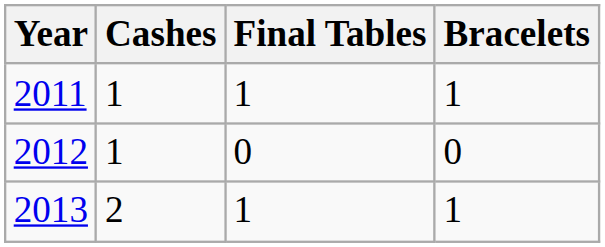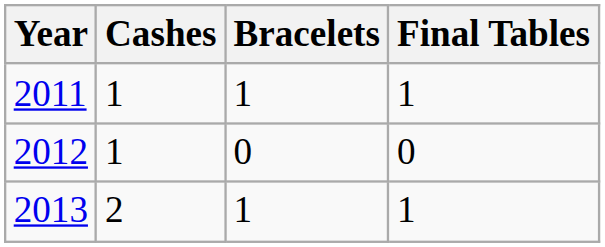columns swapped: (330, 33) <-> (517, 33)
